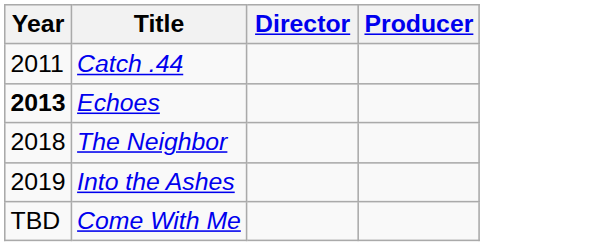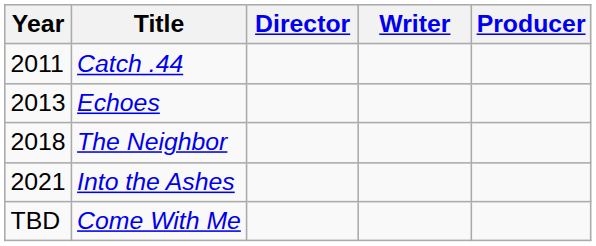+ column: (415, 24)
(38, 102) bold -> (38, 102) normal
(38, 181) 2019 -> (38, 181) 2021
